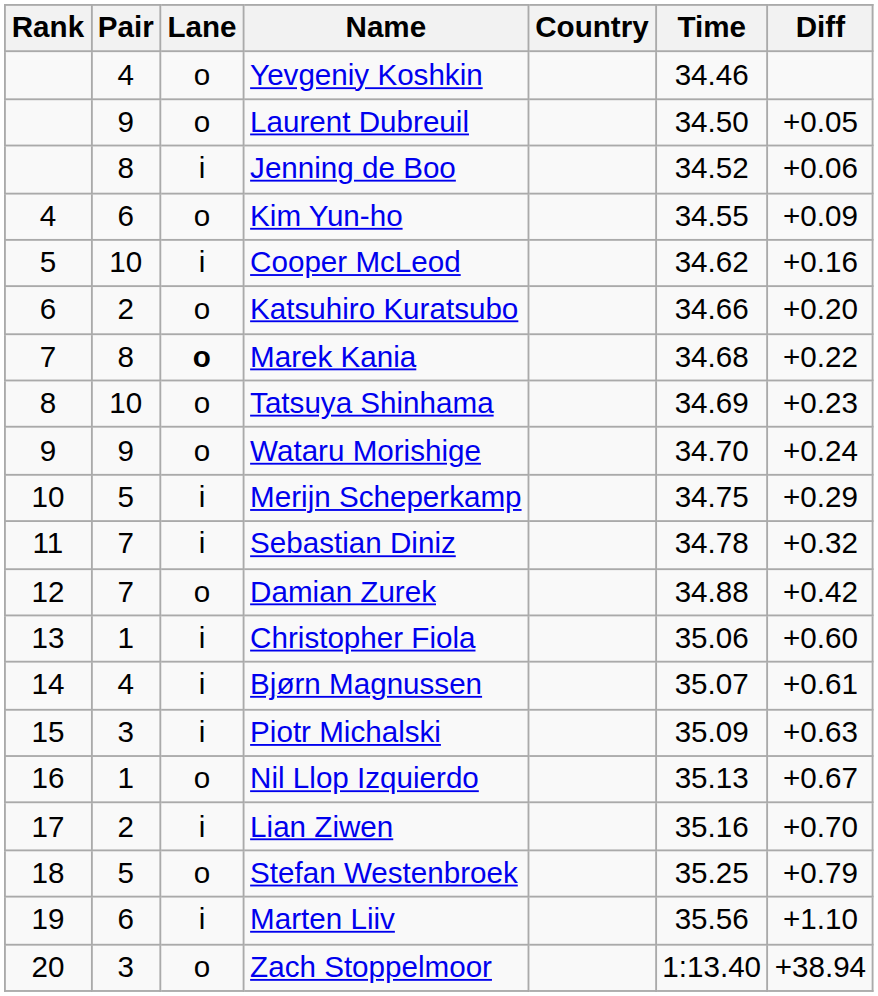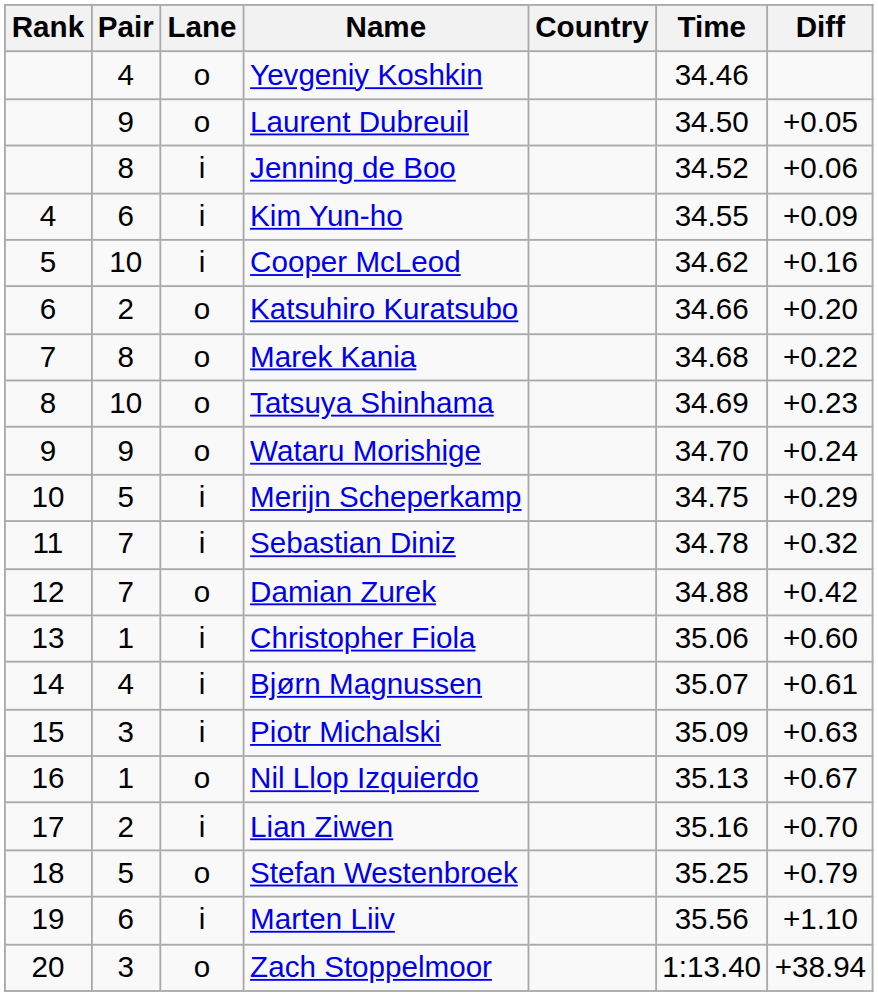(202, 215) o -> (202, 215) i
(202, 356) bold -> (202, 356) normal
